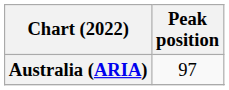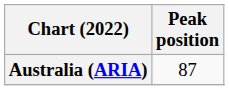(188, 69) 97 -> (188, 69) 87
